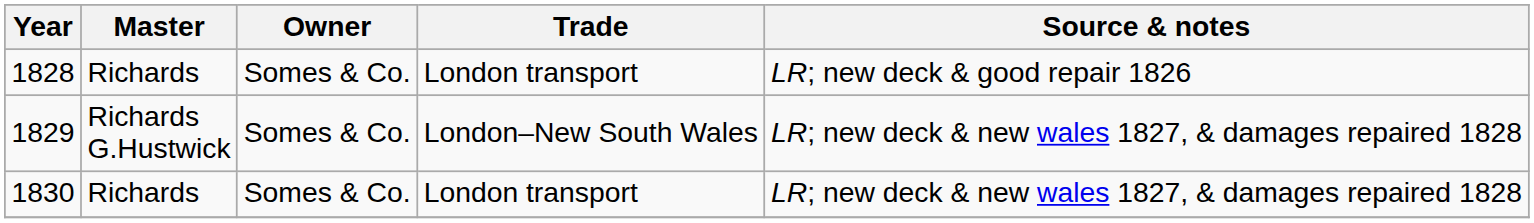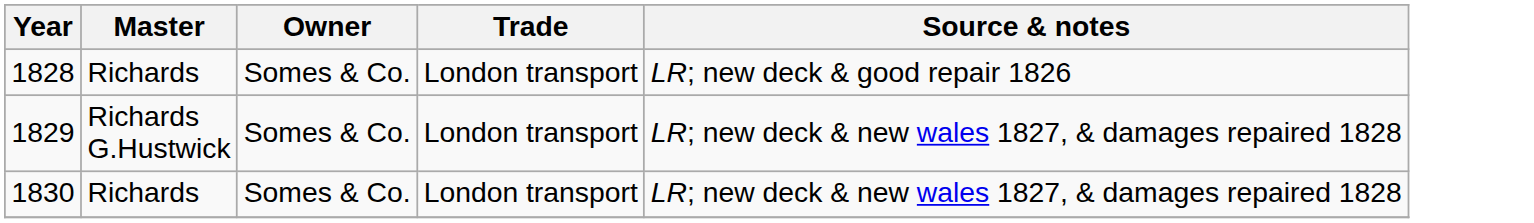(591, 132) London–New South Wales -> (531, 132) London transport
